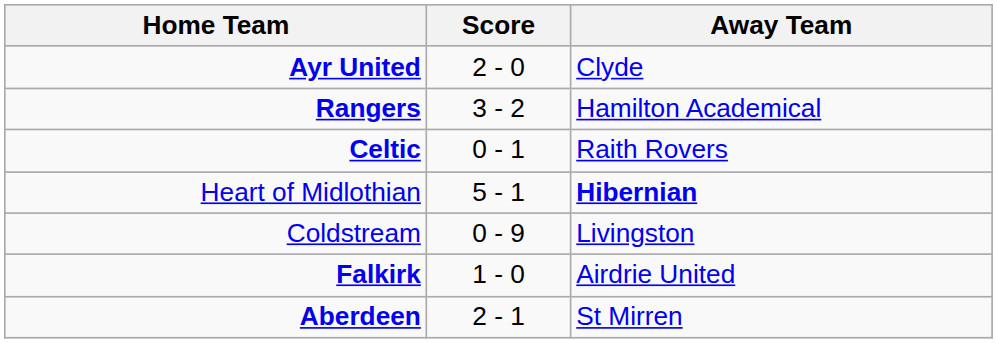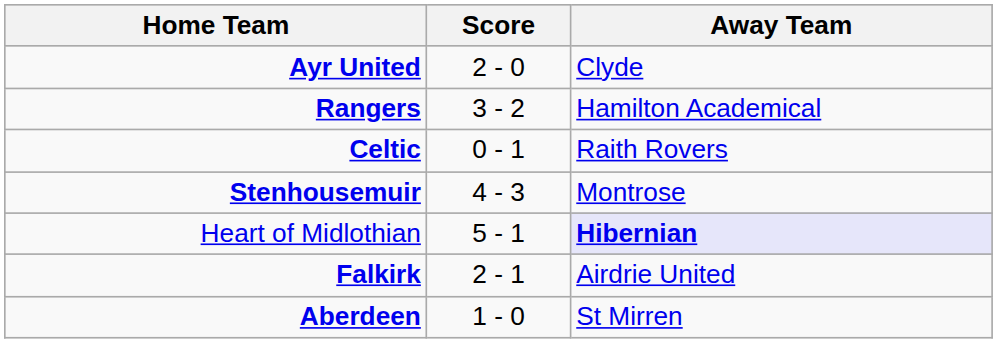+ row: (325, 191)
(637, 191) no background -> (637, 233) lavender background
- row: (354, 233)
(499, 274) 1 - 0 -> (499, 274) 2 - 1
(499, 316) 2 - 1 -> (499, 316) 1 - 0
